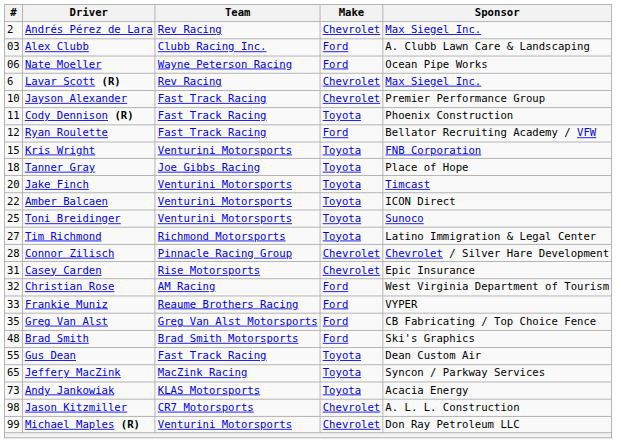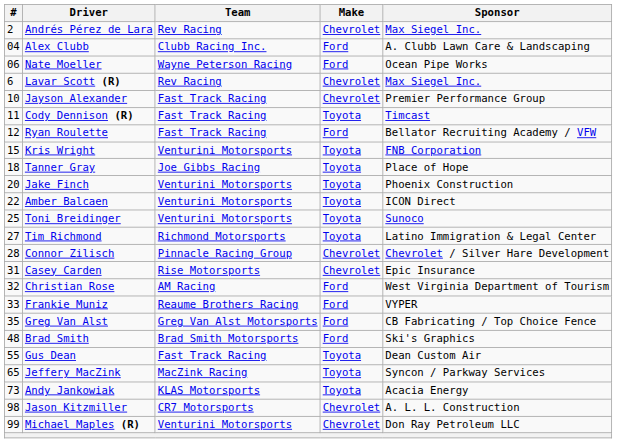(13, 48) 03 -> (13, 48) 04
(449, 116) Phoenix Construction -> (408, 116) Timcast
(408, 185) Timcast -> (449, 185) Phoenix Construction
